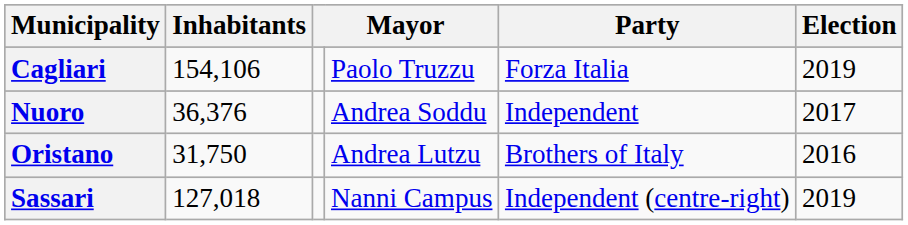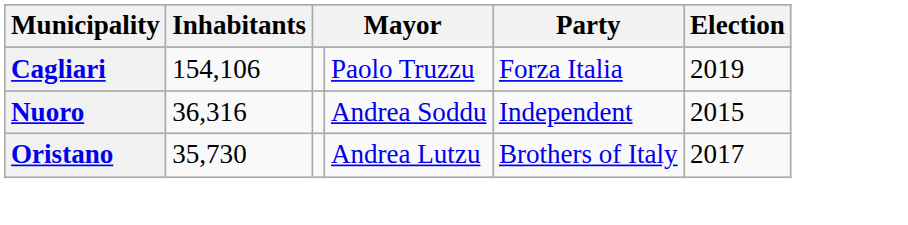(209, 111) 36,376 -> (209, 111) 36,316
(829, 111) 2017 -> (717, 111) 2015
(209, 154) 31,750 -> (209, 154) 35,730
(829, 154) 2016 -> (717, 154) 2017
- row: (52, 197)
